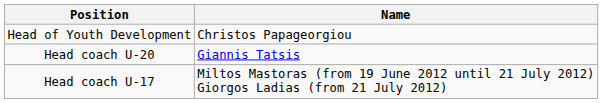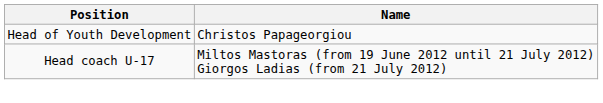- row: (99, 54)
